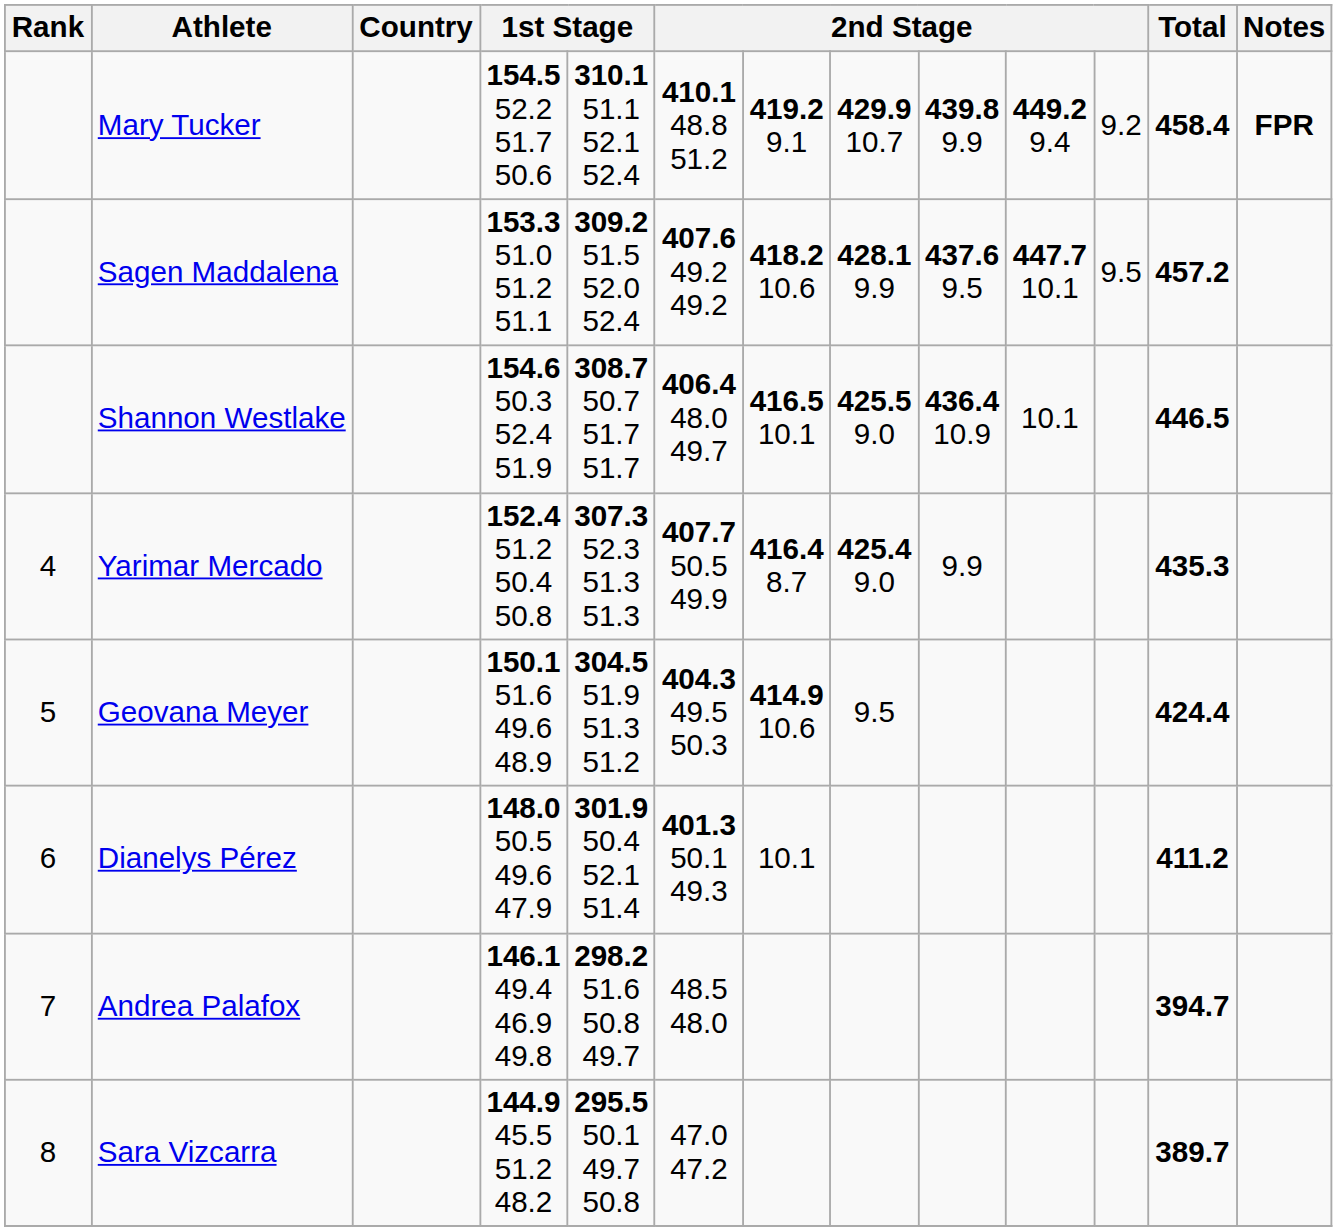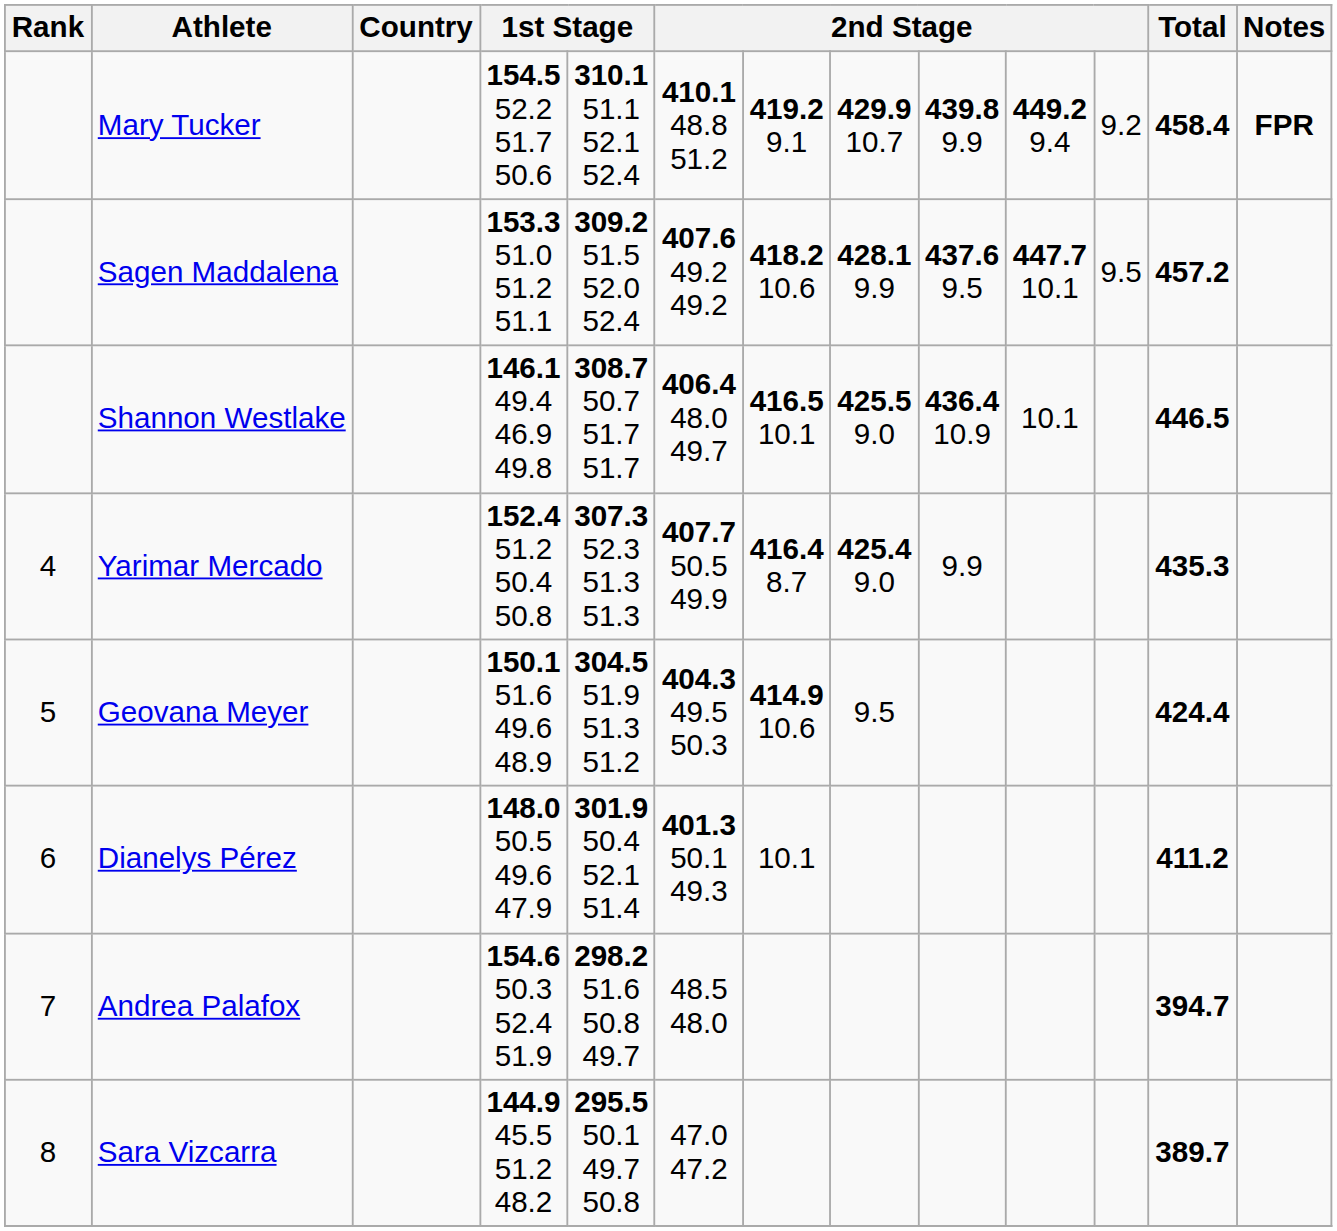(523, 418) 154.6 50.3 52.4 51.9 -> (523, 418) 146.1 49.4 46.9 49.8
(523, 1005) 146.1 49.4 46.9 49.8 -> (523, 1005) 154.6 50.3 52.4 51.9
